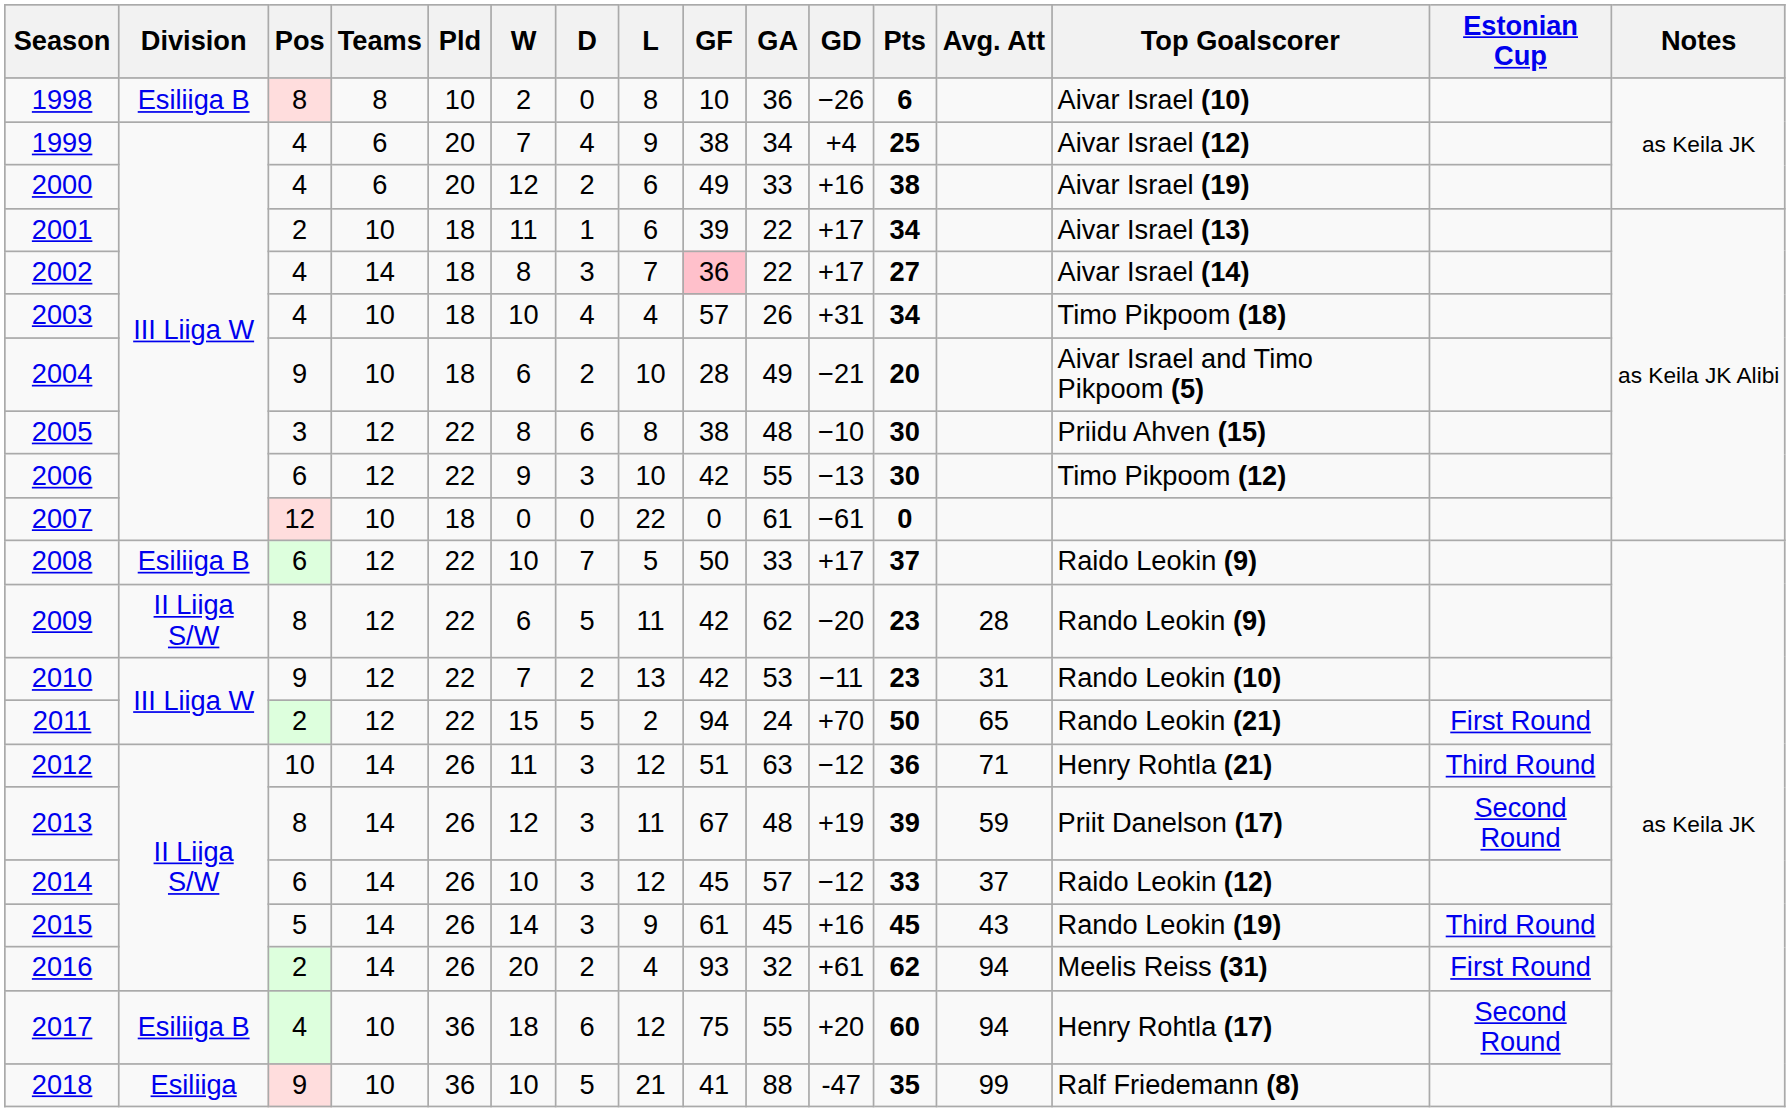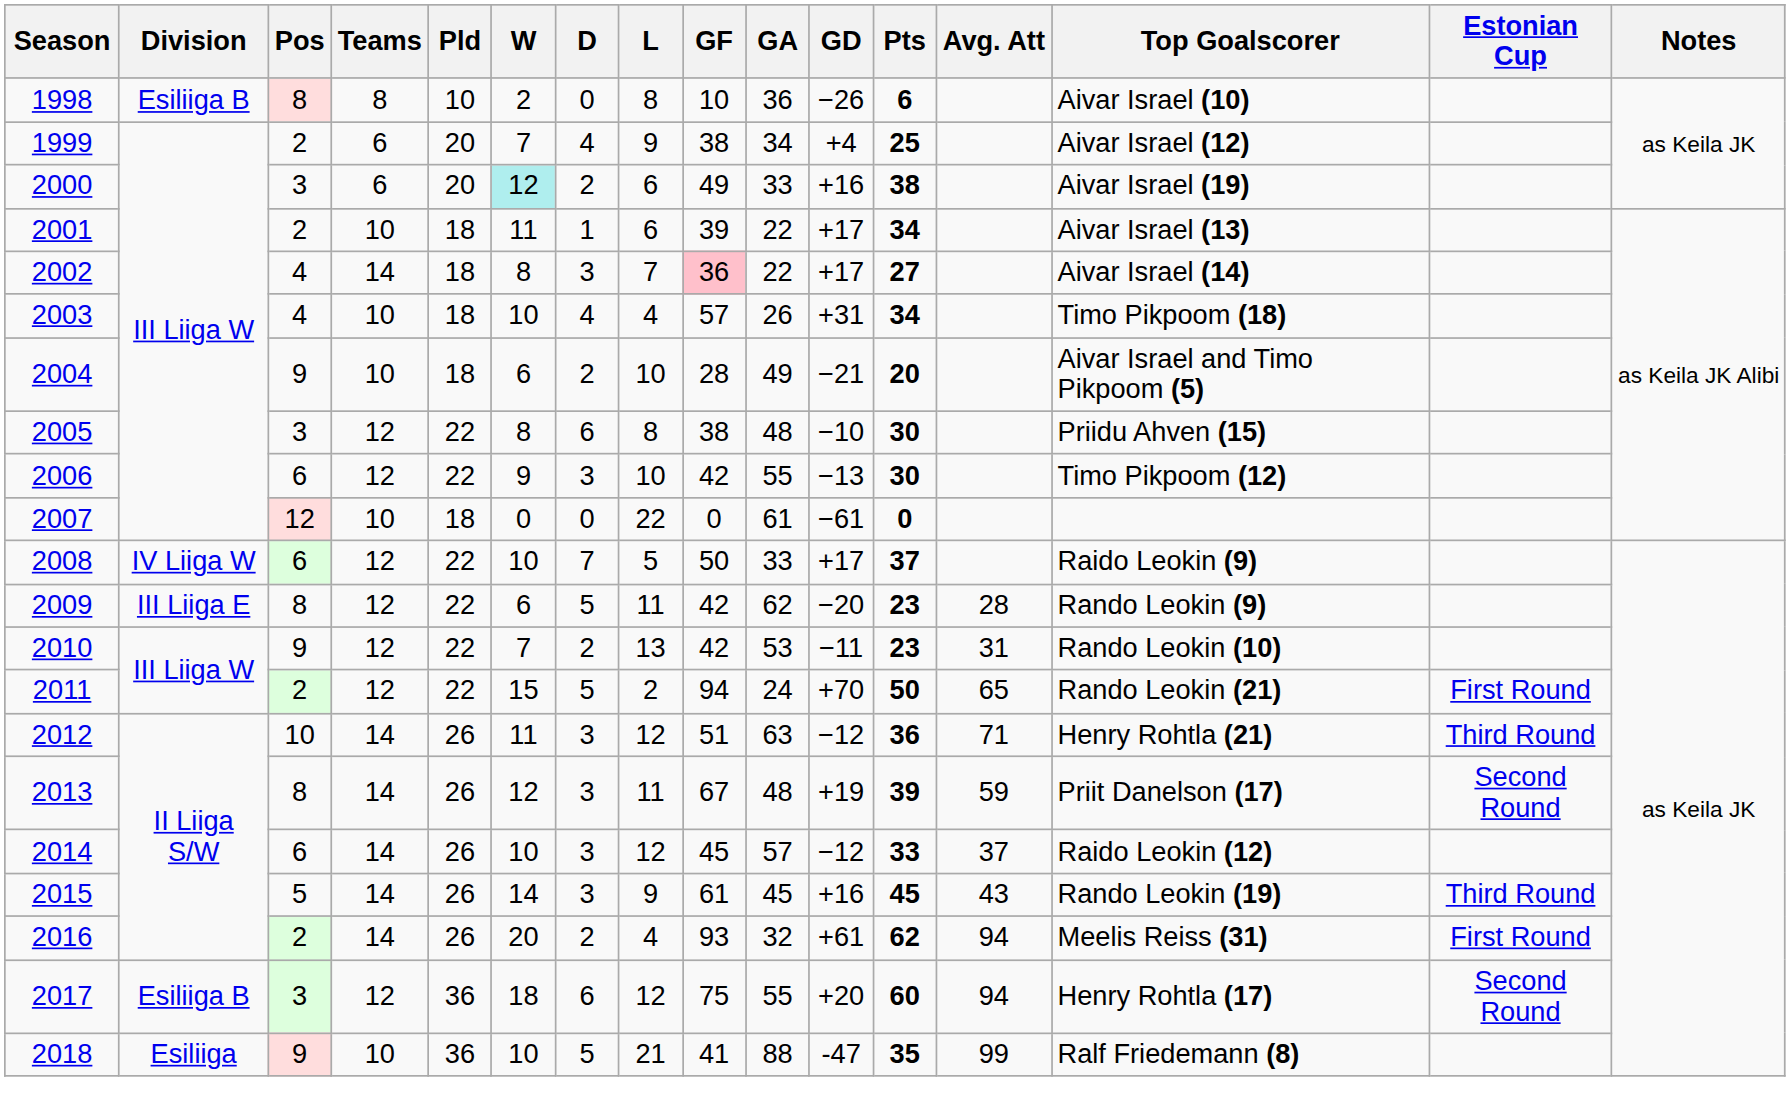(300, 142) 4 -> (300, 142) 2
(300, 186) 4 -> (300, 186) 3
(523, 186) no background -> (523, 186) paleturquoise background
(194, 561) Esiliiga B -> (194, 561) IV Liiga W
(194, 620) II Liiga S/W -> (194, 604) III Liiga E
(300, 1026) 4 -> (300, 995) 3
(380, 1026) 10 -> (380, 995) 12
